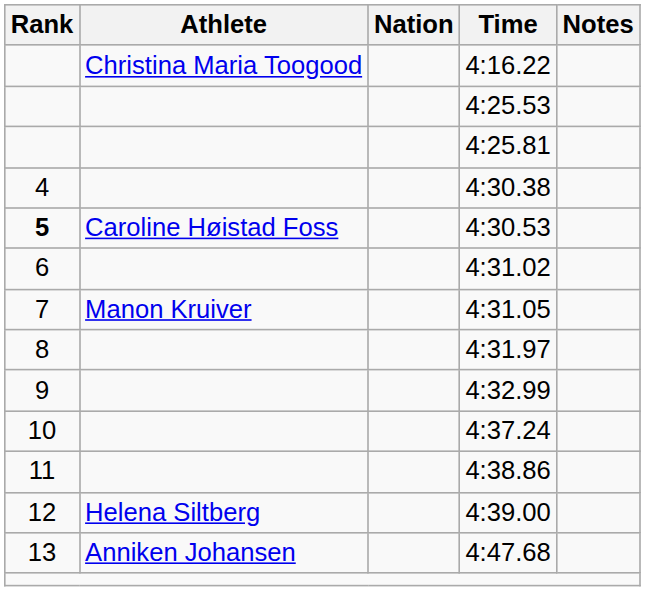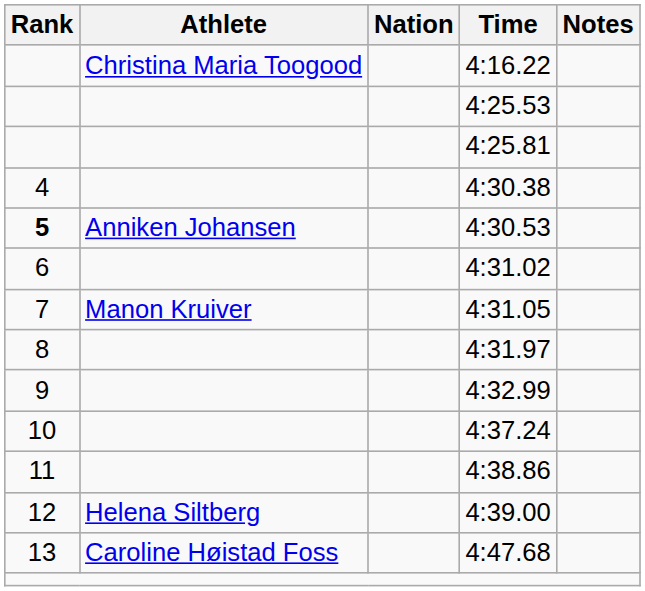(212, 227) Caroline Høistad Foss -> (190, 227) Anniken Johansen
(190, 552) Anniken Johansen -> (212, 552) Caroline Høistad Foss
